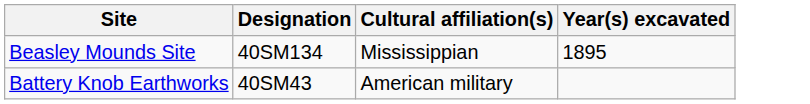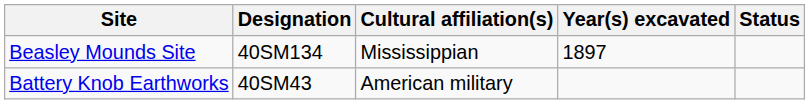+ column: (770, 20)
(585, 51) 1895 -> (585, 51) 1897
